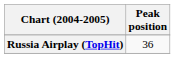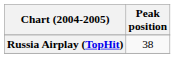(148, 44) 36 -> (148, 44) 38
